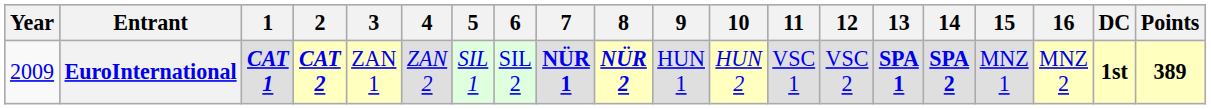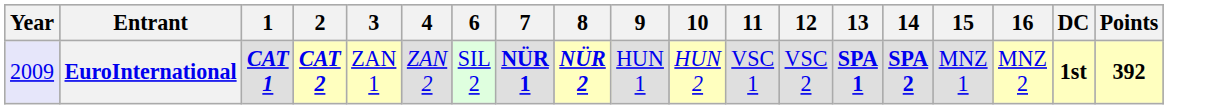- column: (473, 22)
(32, 71) no background -> (32, 71) lavender background
(1170, 71) 389 -> (1129, 71) 392
